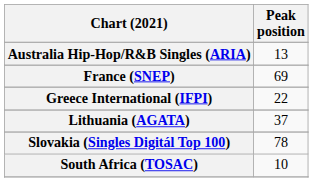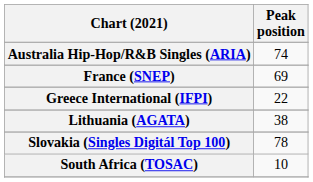(281, 53) 13 -> (281, 53) 74
(281, 120) 37 -> (281, 120) 38
